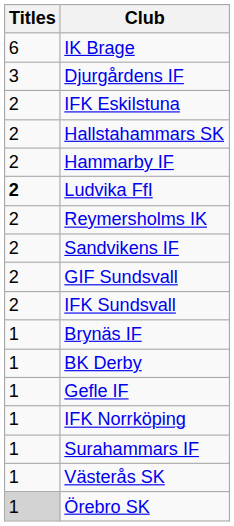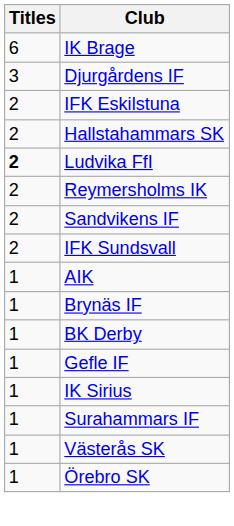- row: (119, 162)
- row: (121, 276)
+ row: (79, 276)
- row: (125, 420)
+ row: (98, 391)
(14, 506) lightgrey background -> (14, 477) no background
